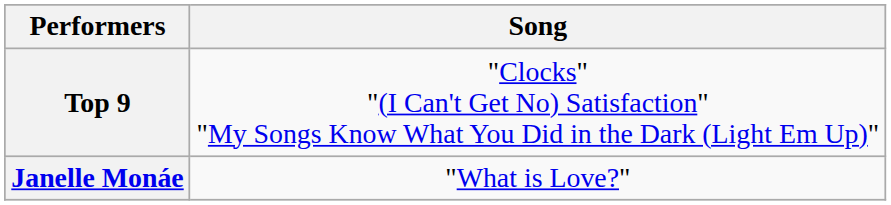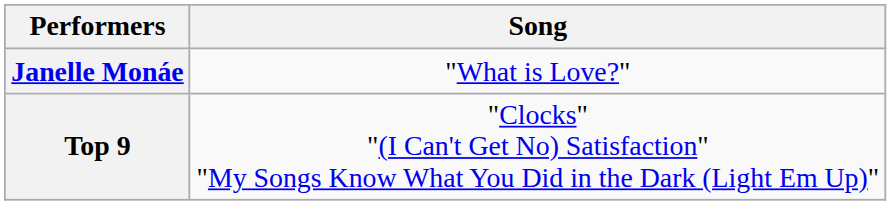rows swapped: (97, 102) <-> (97, 177)
